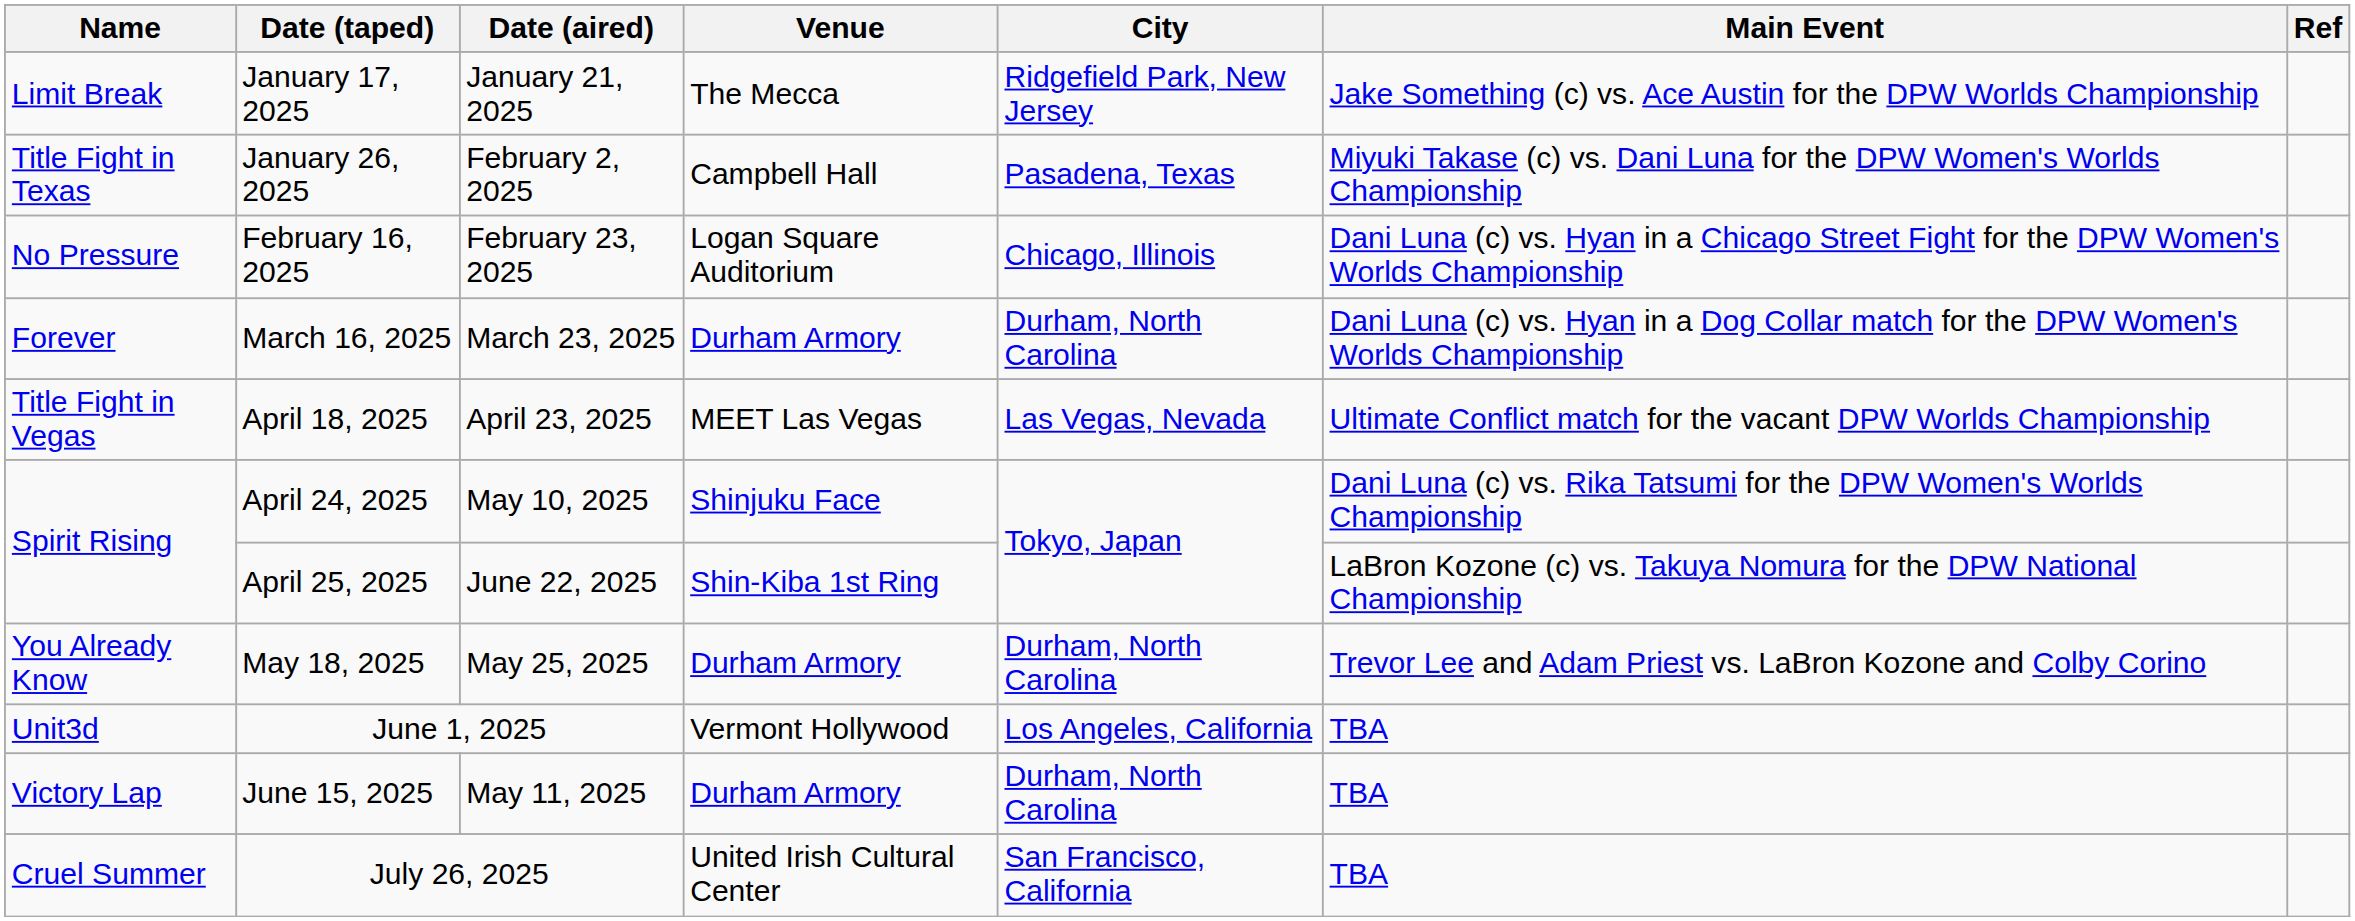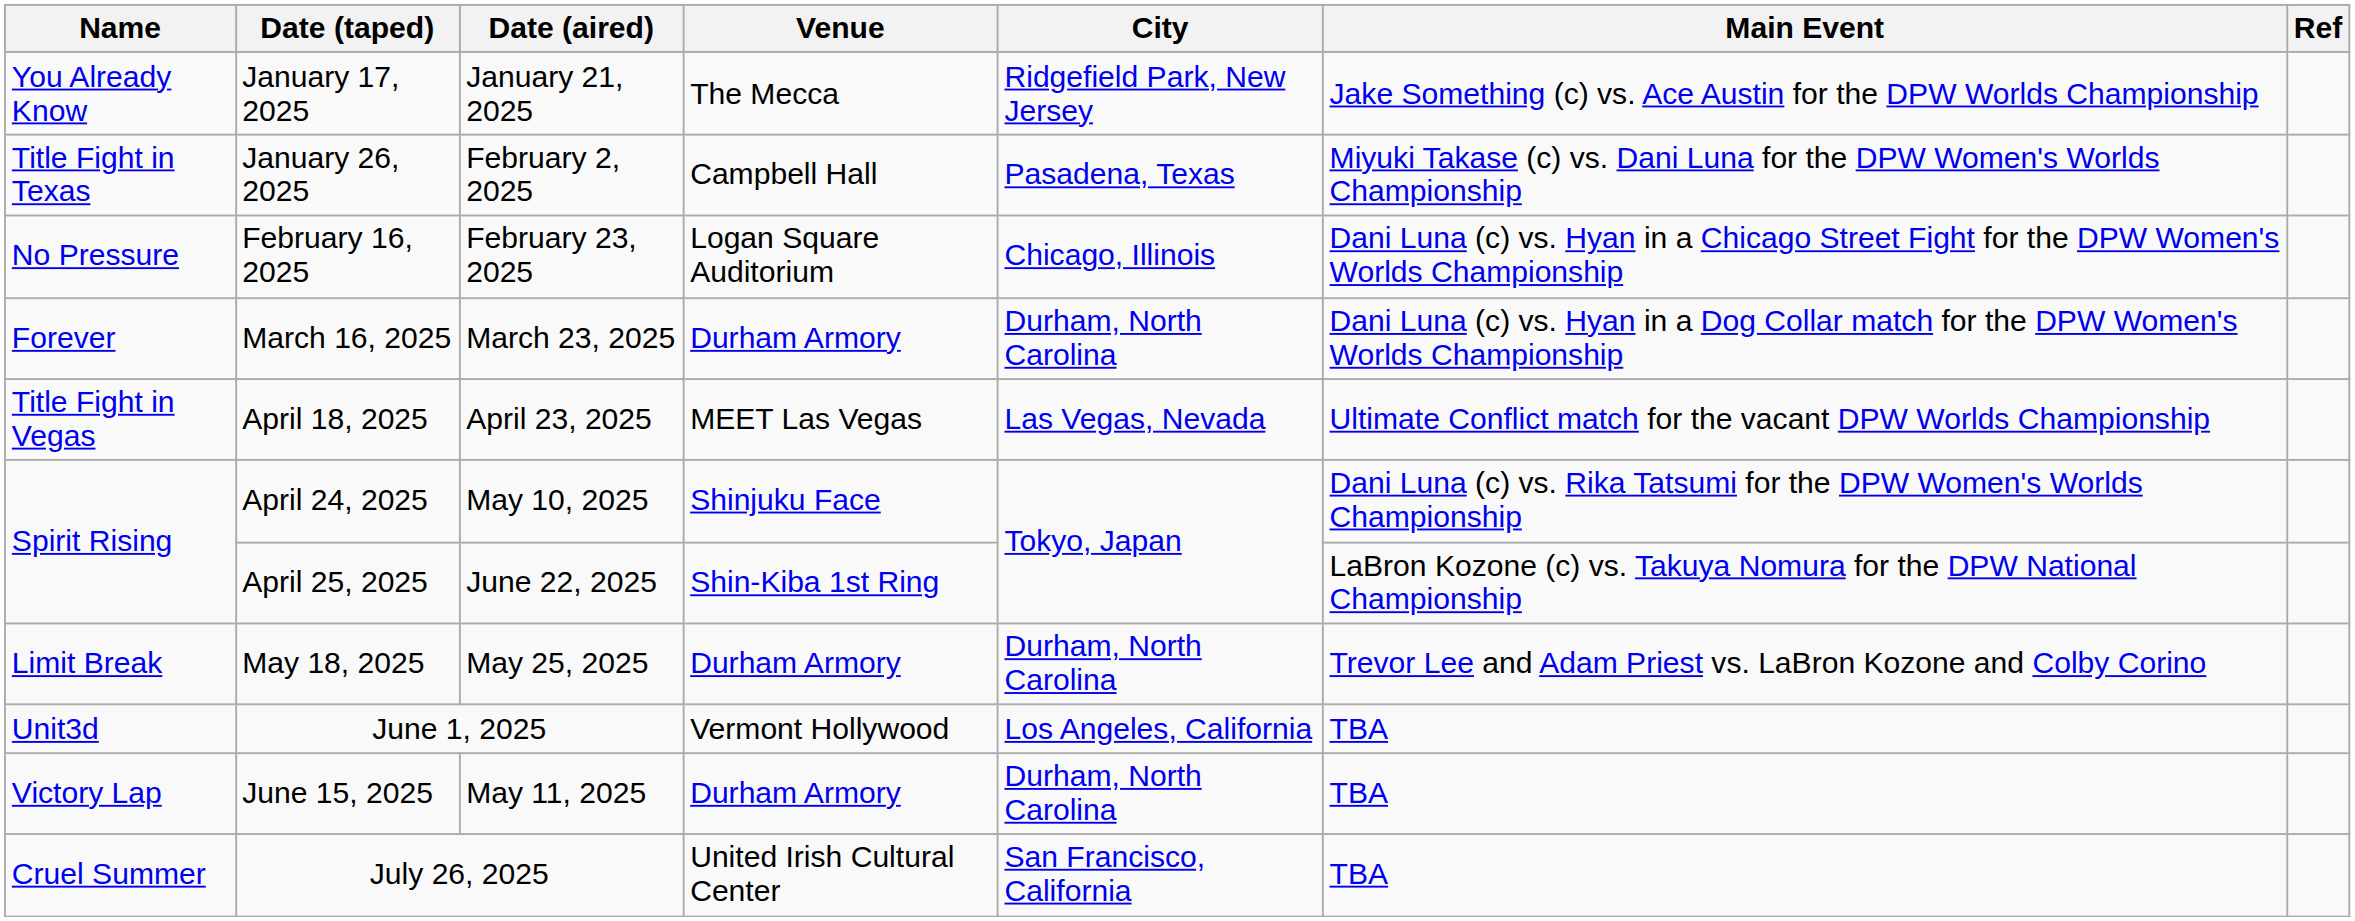(87, 92) Limit Break -> (92, 92) You Already Know
(92, 663) You Already Know -> (87, 663) Limit Break
